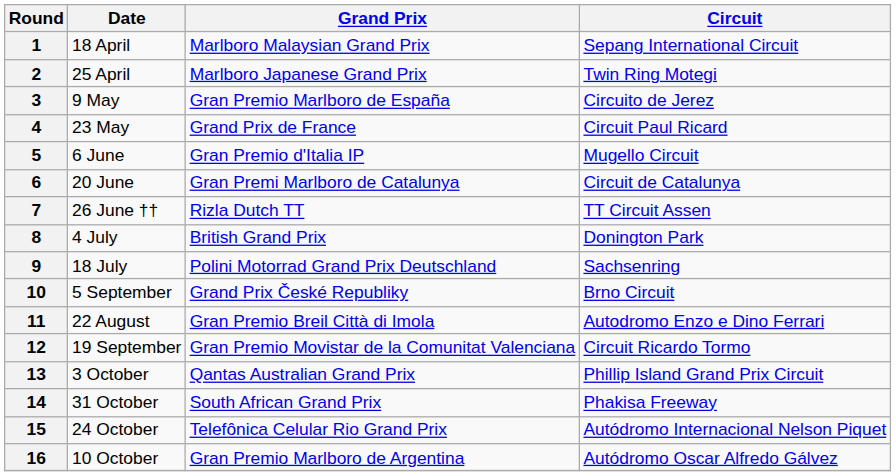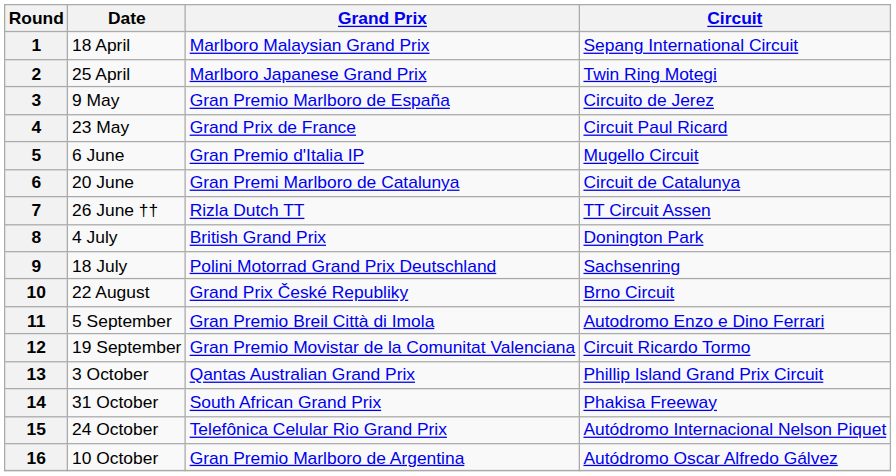(122, 292) 5 September -> (111, 292) 22 August
(111, 320) 22 August -> (122, 320) 5 September
